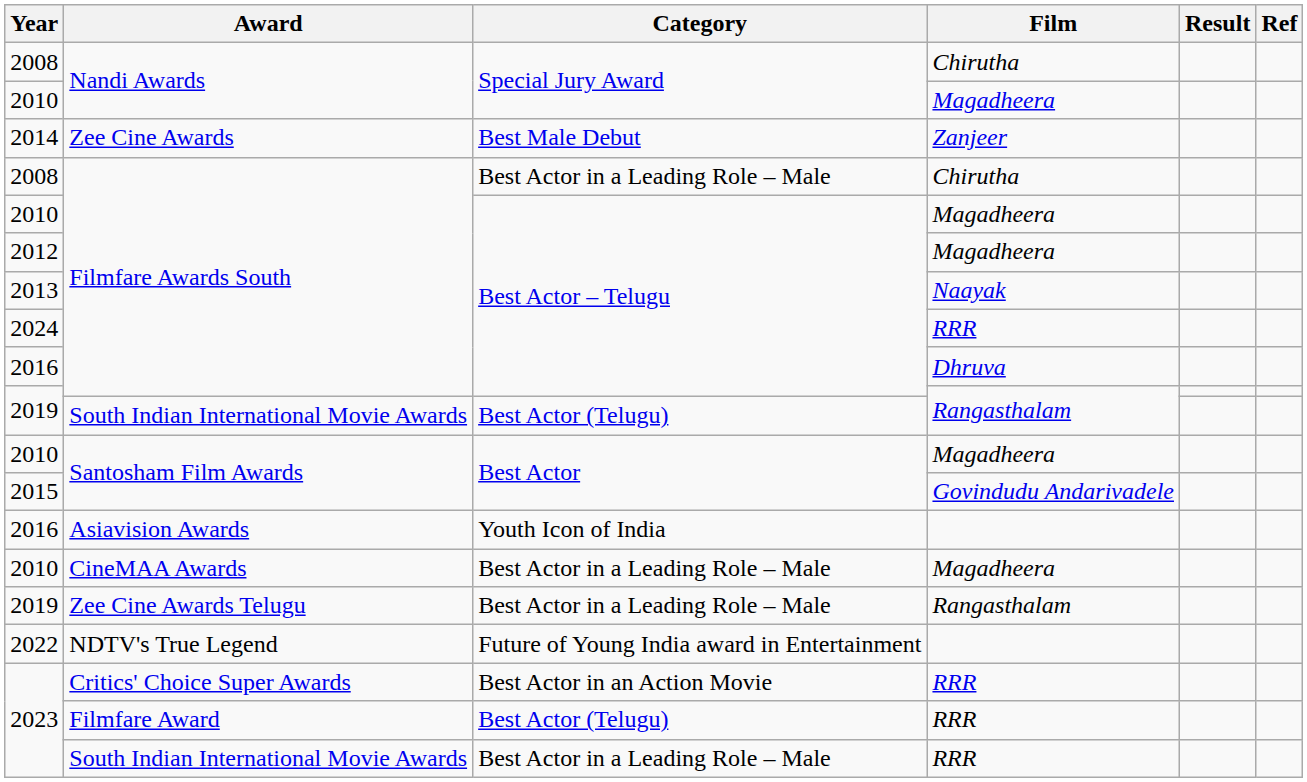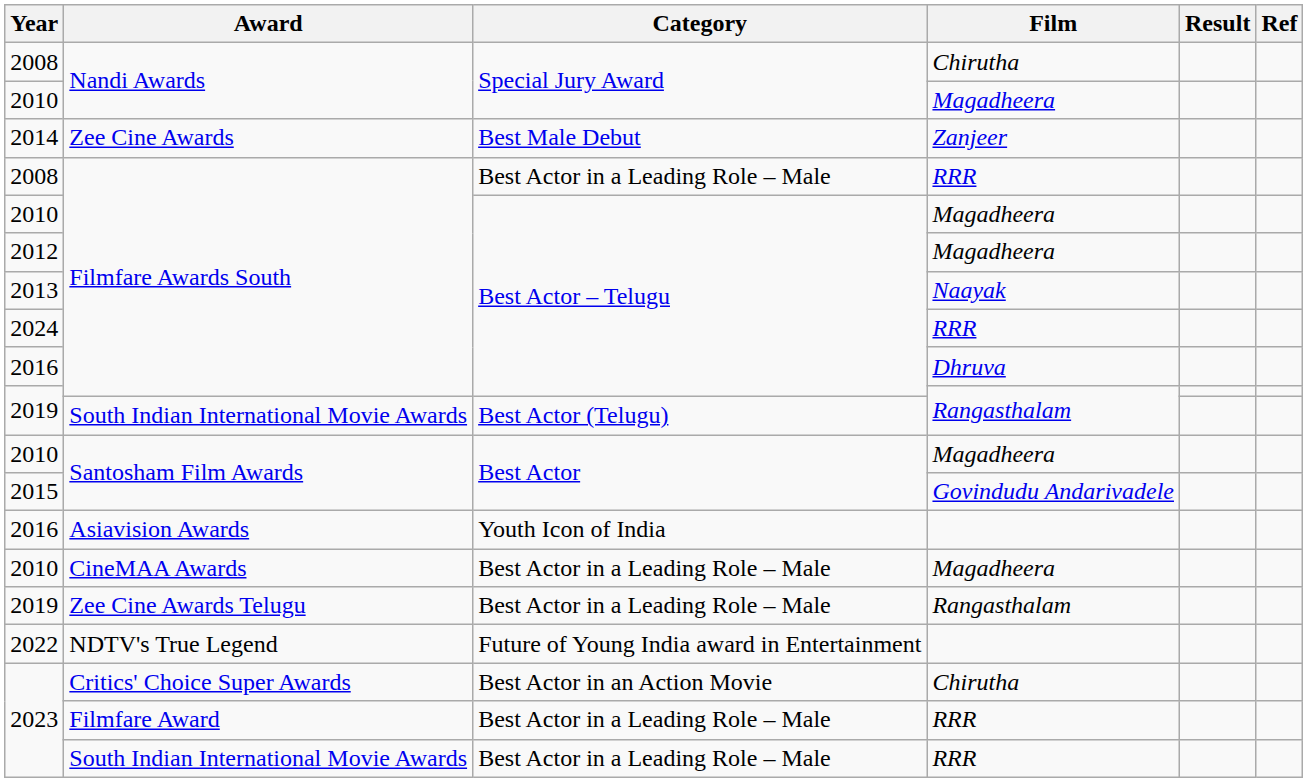(976, 175) Chirutha -> (954, 175) RRR
(954, 681) RRR -> (976, 681) Chirutha
(573, 719) Best Actor (Telugu) -> (654, 719) Best Actor in a Leading Role – Male
